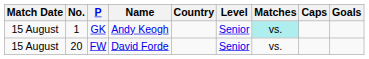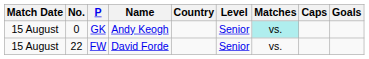(76, 29) 1 -> (76, 29) 0
(76, 46) 20 -> (76, 46) 22
